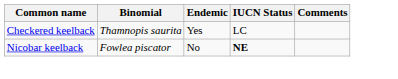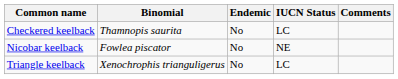(195, 30) Yes -> (236, 30) No
(240, 47) bold -> (283, 47) normal
+ row: (46, 64)
